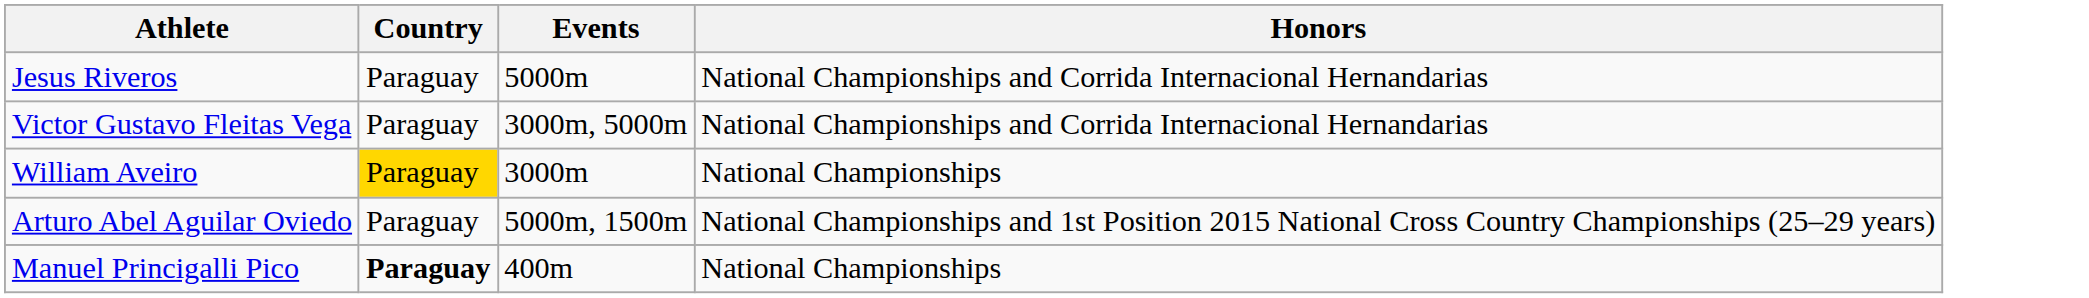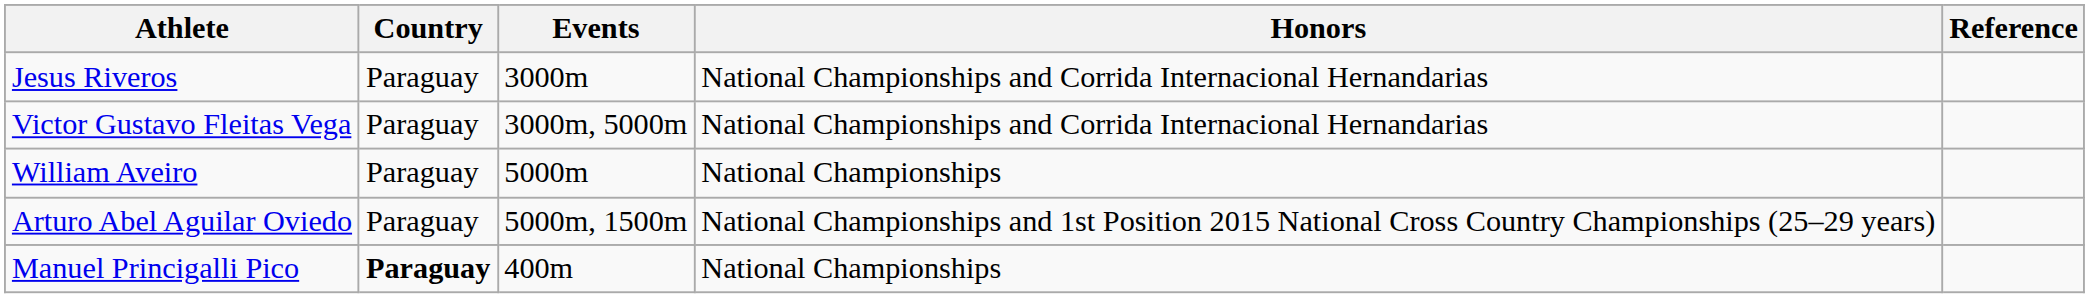+ column: (2014, 28)
(546, 76) 5000m -> (546, 76) 3000m
(422, 172) gold background -> (422, 172) no background
(546, 172) 3000m -> (546, 172) 5000m
